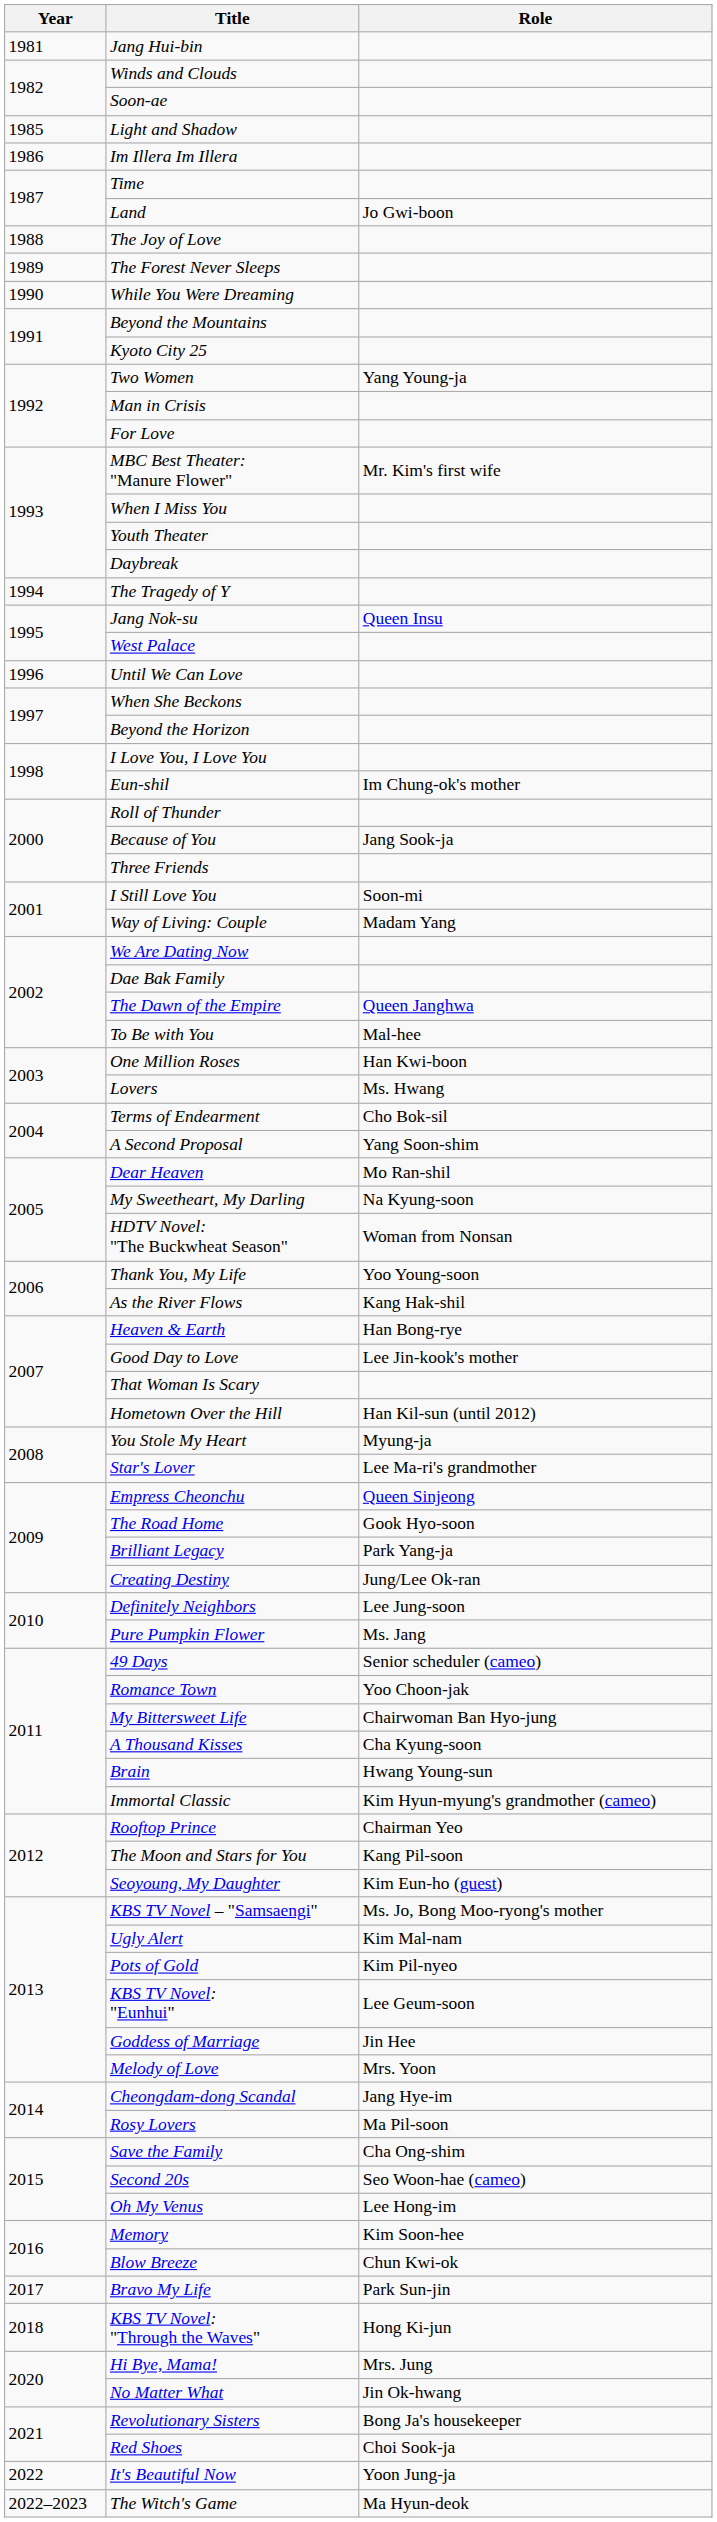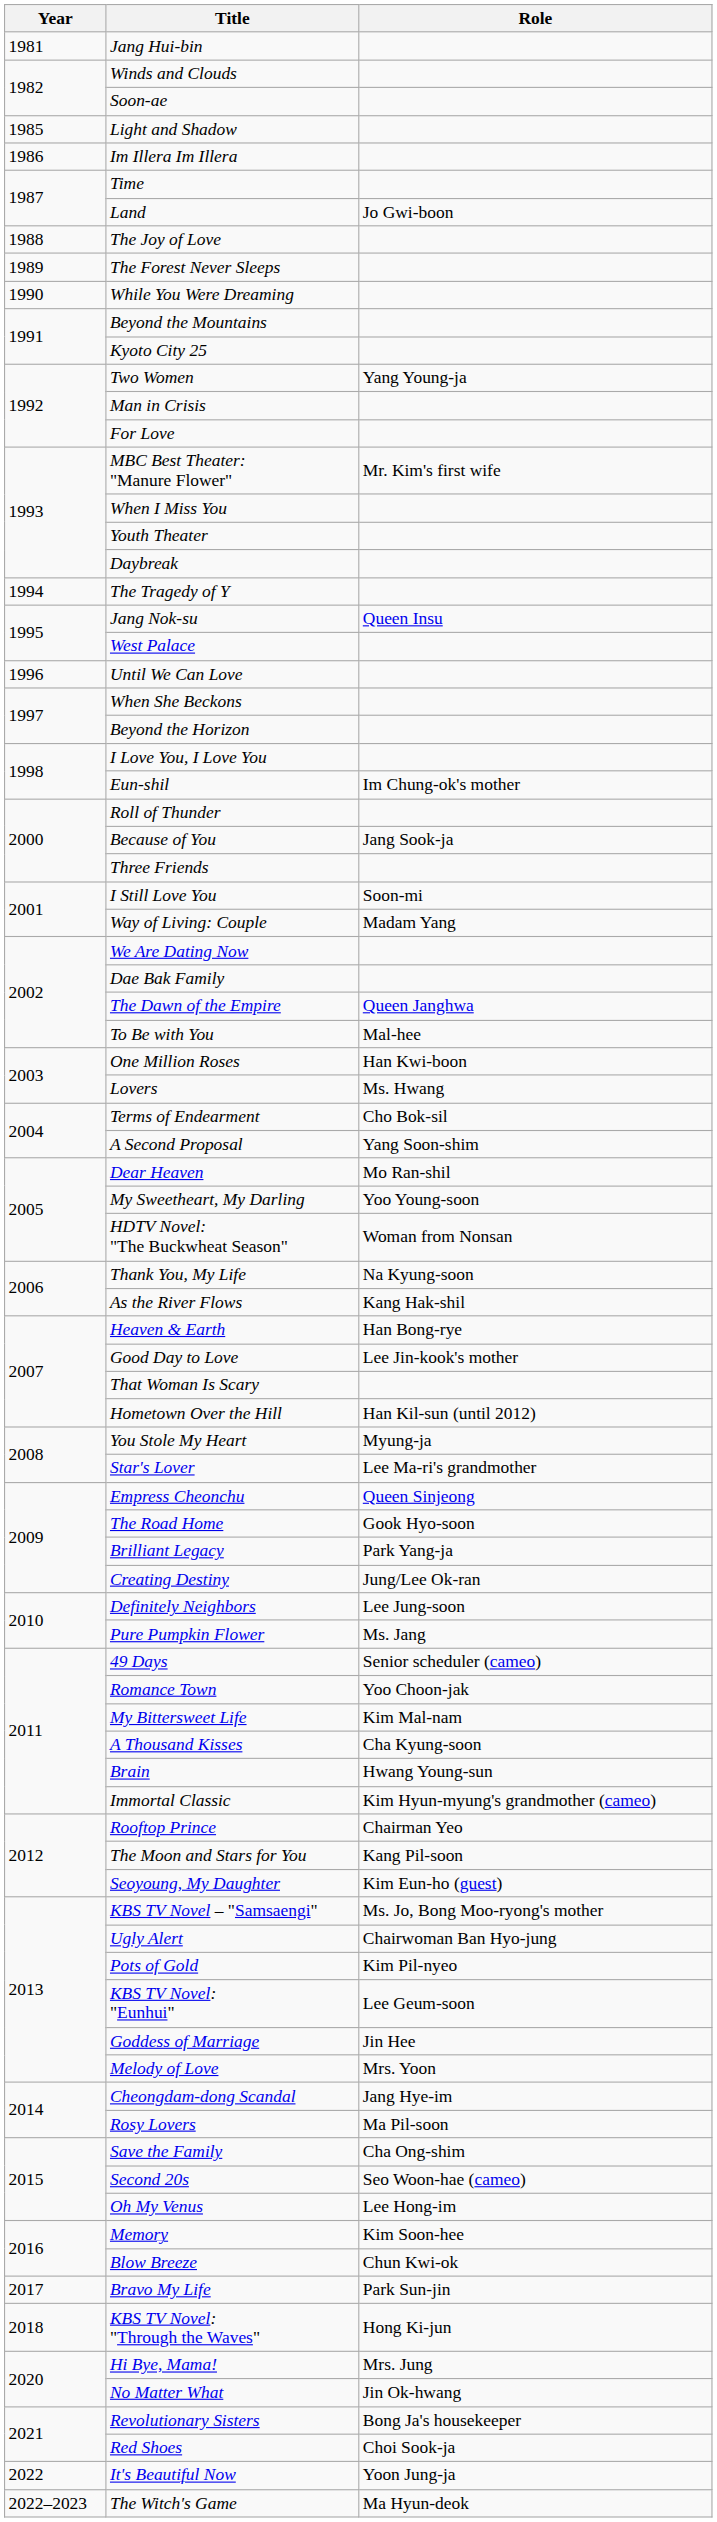(418, 1199) Na Kyung-soon -> (421, 1199) Yoo Young-soon
(421, 1274) Yoo Young-soon -> (418, 1274) Na Kyung-soon
(460, 1717) Chairwoman Ban Hyo-jung -> (412, 1717) Kim Mal-nam
(412, 1938) Kim Mal-nam -> (460, 1938) Chairwoman Ban Hyo-jung
